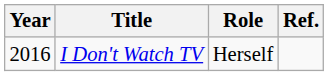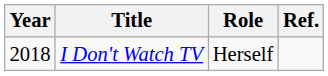(30, 53) 2016 -> (30, 53) 2018
